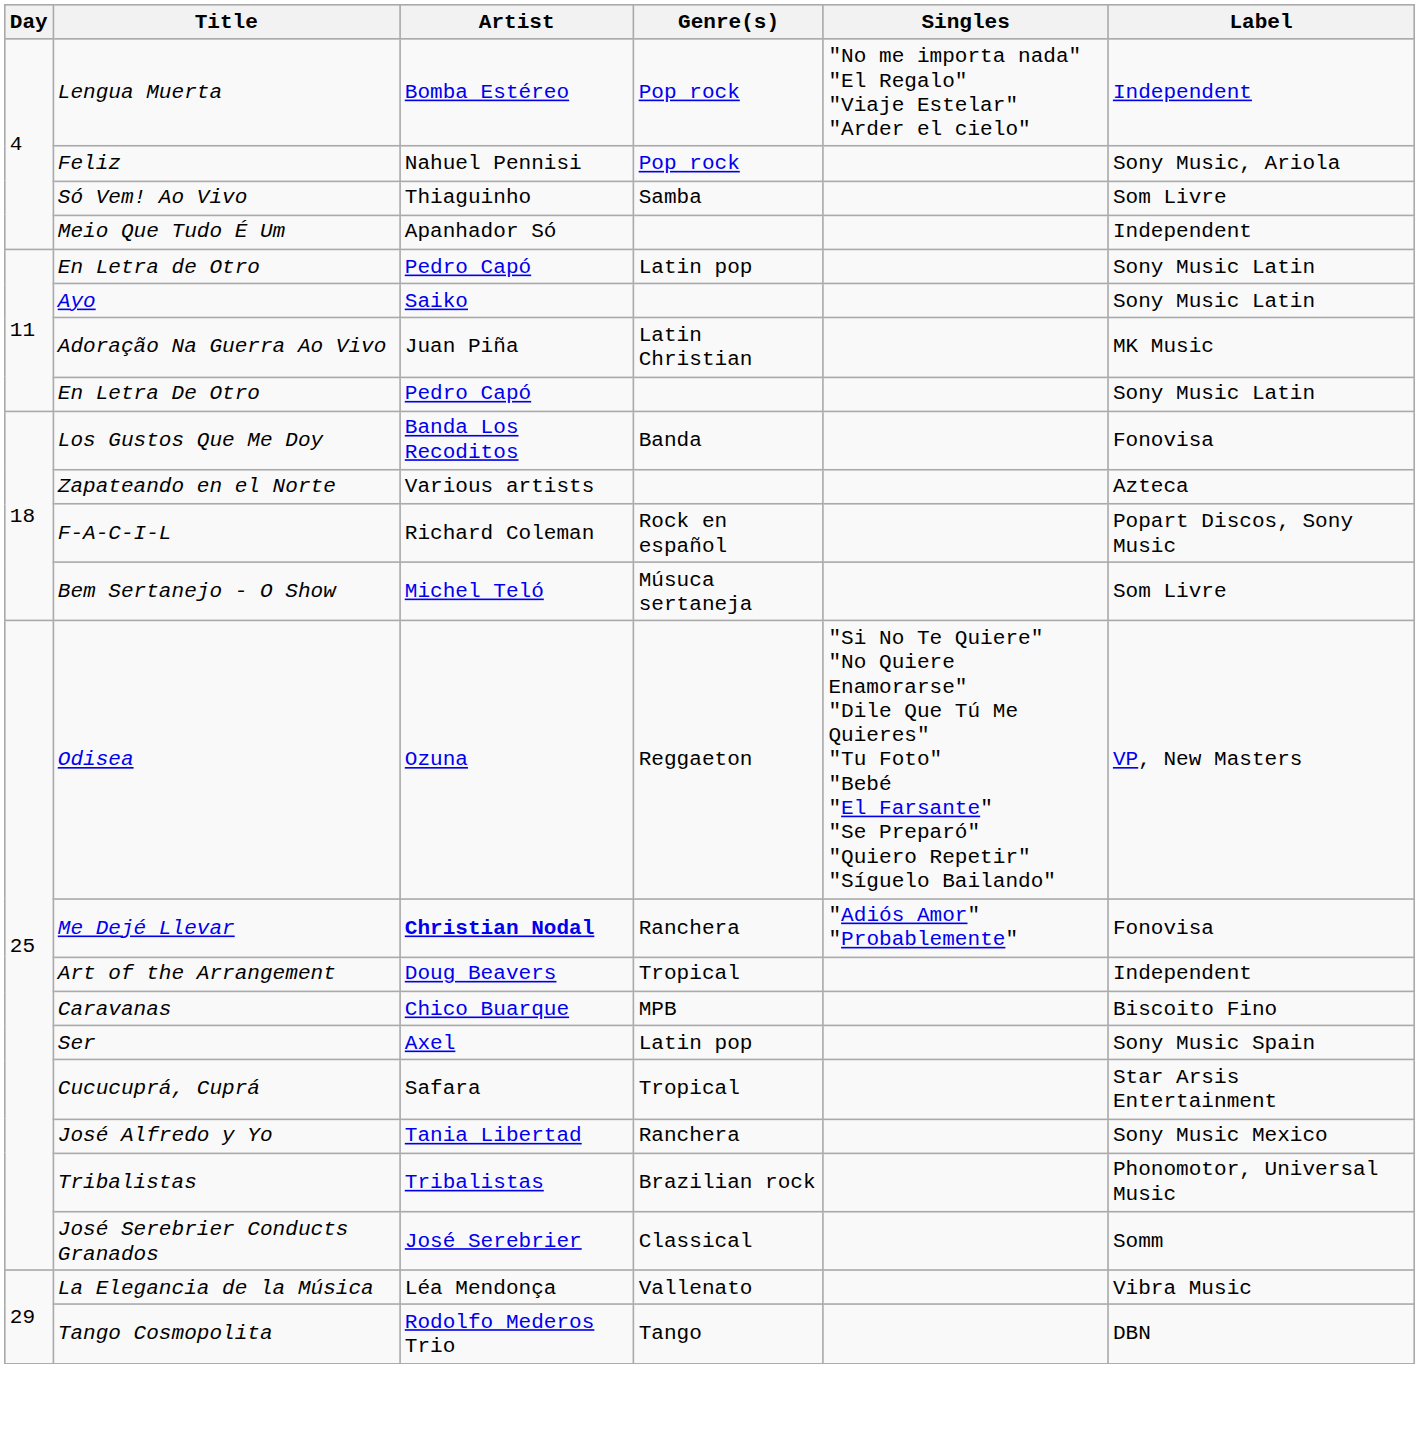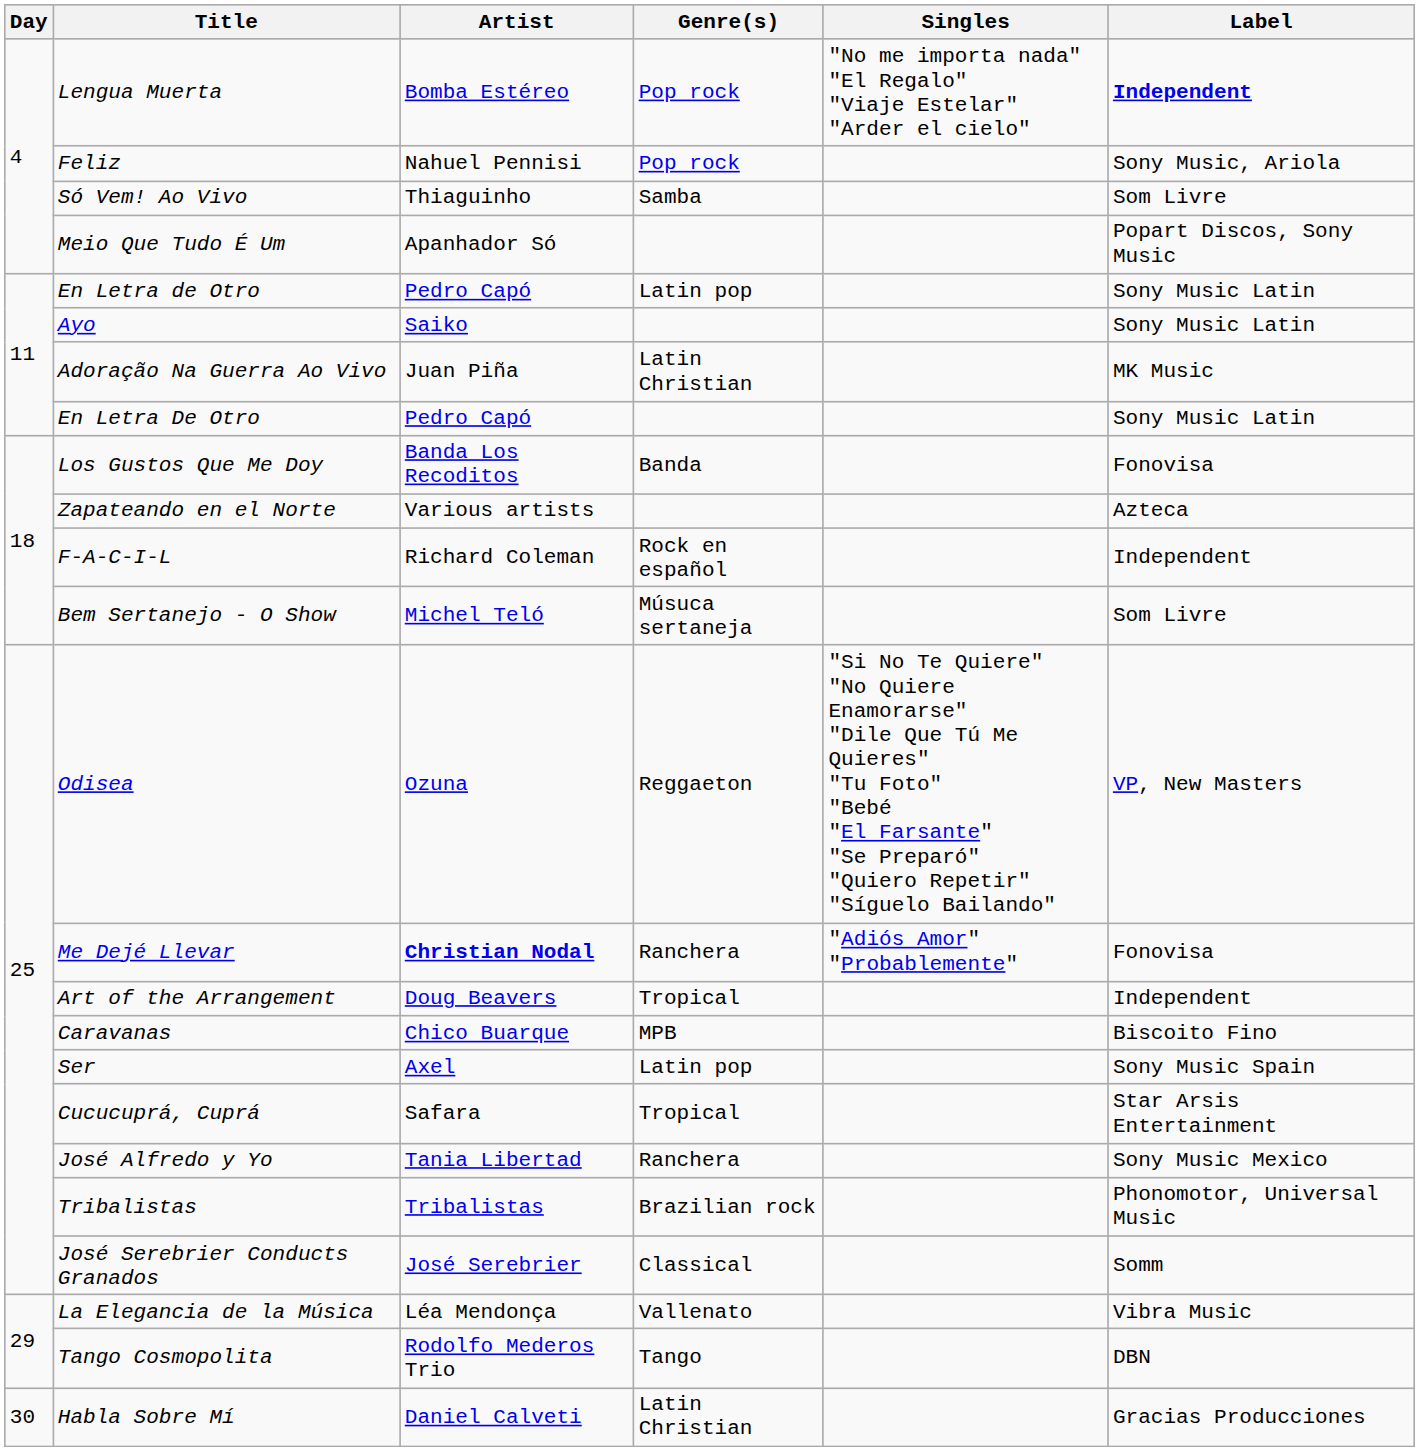(1182, 93) normal -> (1182, 93) bold
(1182, 232) Independent -> (1233, 244) Popart Discos, Sony Music
(1233, 533) Popart Discos, Sony Music -> (1182, 557) Independent
+ row: (146, 1417)
